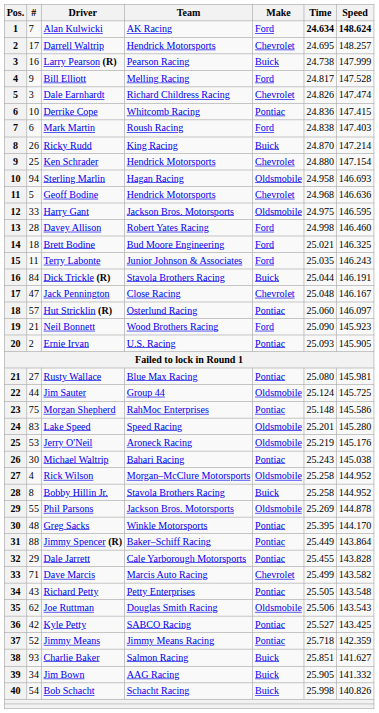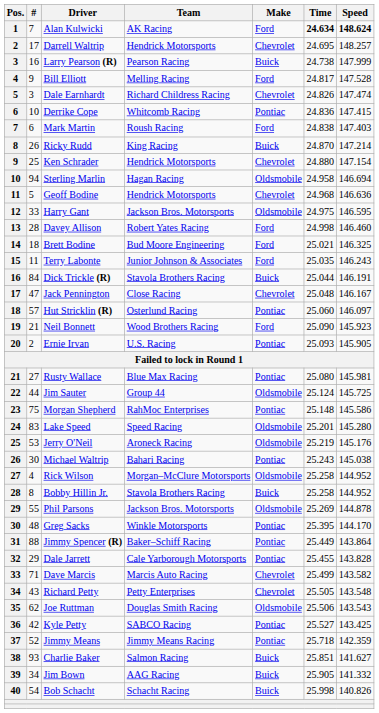(355, 178) 146.693 -> (355, 178) 146.694
(270, 591) Pontiac -> (275, 591) Chevrolet
